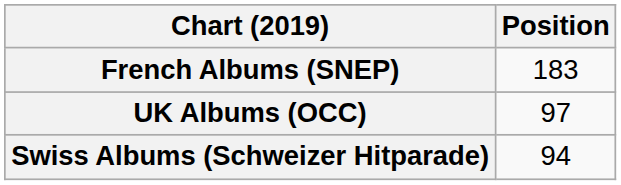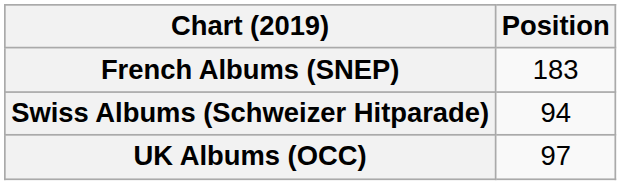rows swapped: (250, 156) <-> (250, 112)
